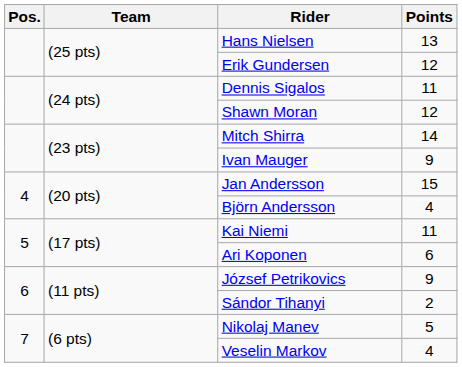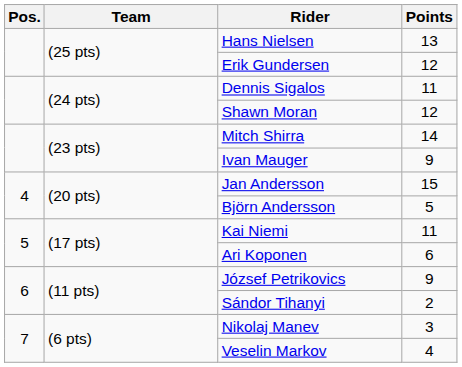(429, 207) 4 -> (429, 207) 5
(429, 326) 5 -> (429, 326) 3
